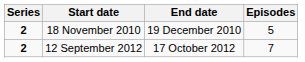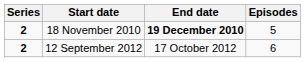(194, 30) normal -> (195, 30) bold
(271, 48) 7 -> (273, 48) 6
